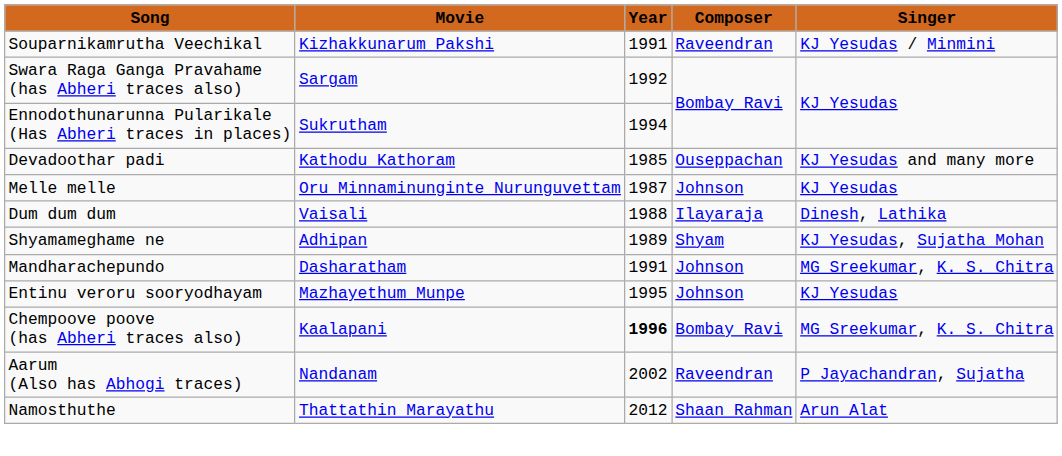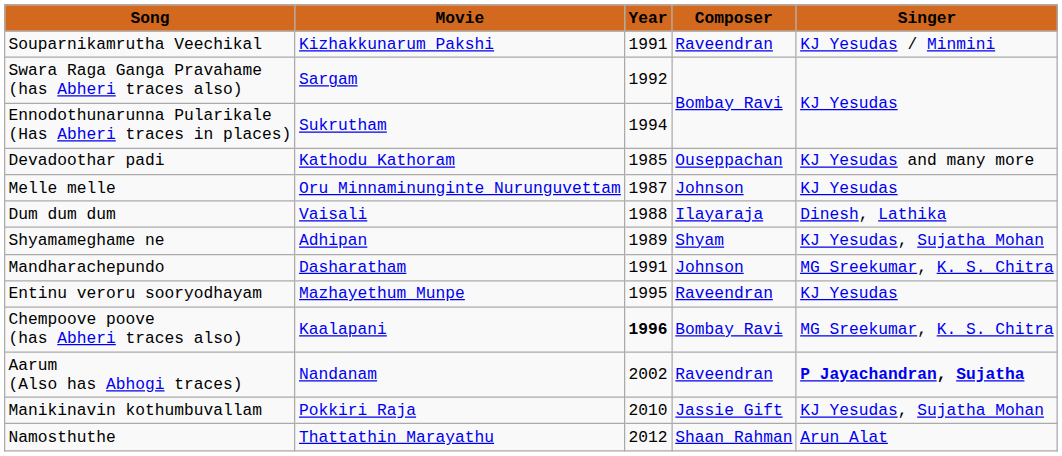(709, 294) Johnson -> (724, 294) Raveendran
(912, 375) normal -> (912, 375) bold
+ row: (135, 411)
